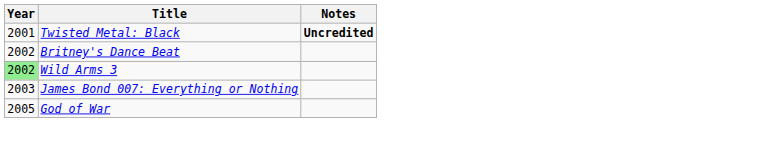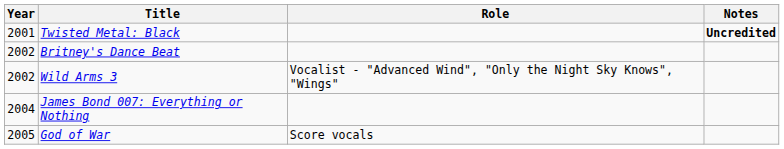+ column: (495, 14)
(21, 70) lightgreen background -> (21, 77) no background
(21, 89) 2003 -> (21, 109) 2004
